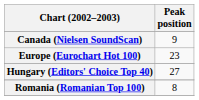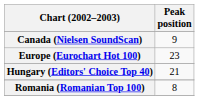(175, 71) 27 -> (175, 71) 21
